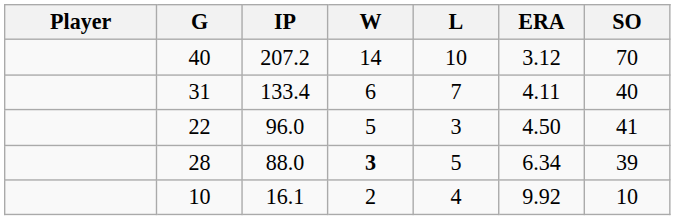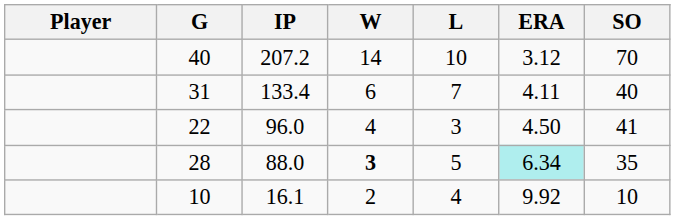(370, 127) 5 -> (370, 127) 4
(541, 162) no background -> (541, 162) paleturquoise background
(627, 162) 39 -> (627, 162) 35
